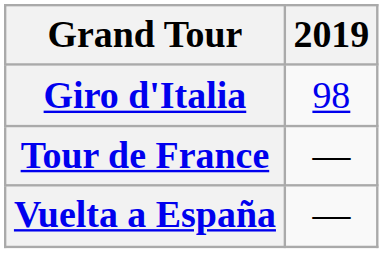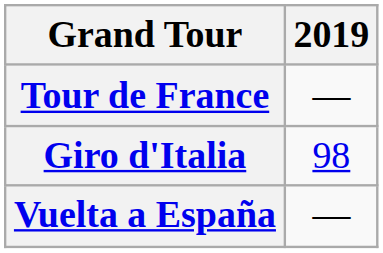rows swapped: (145, 94) <-> (145, 154)
